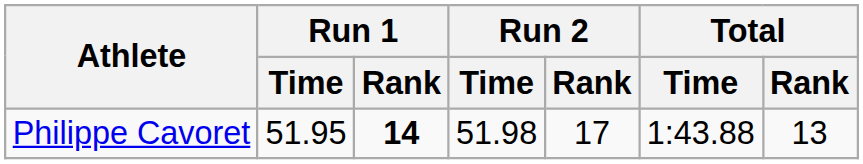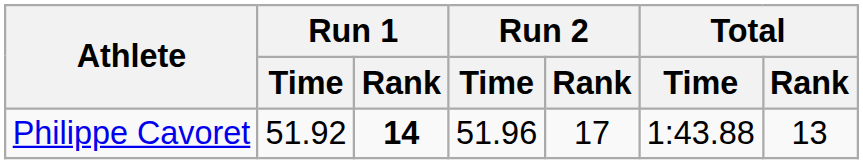(306, 133) 51.95 -> (306, 133) 51.92
(497, 133) 51.98 -> (497, 133) 51.96
